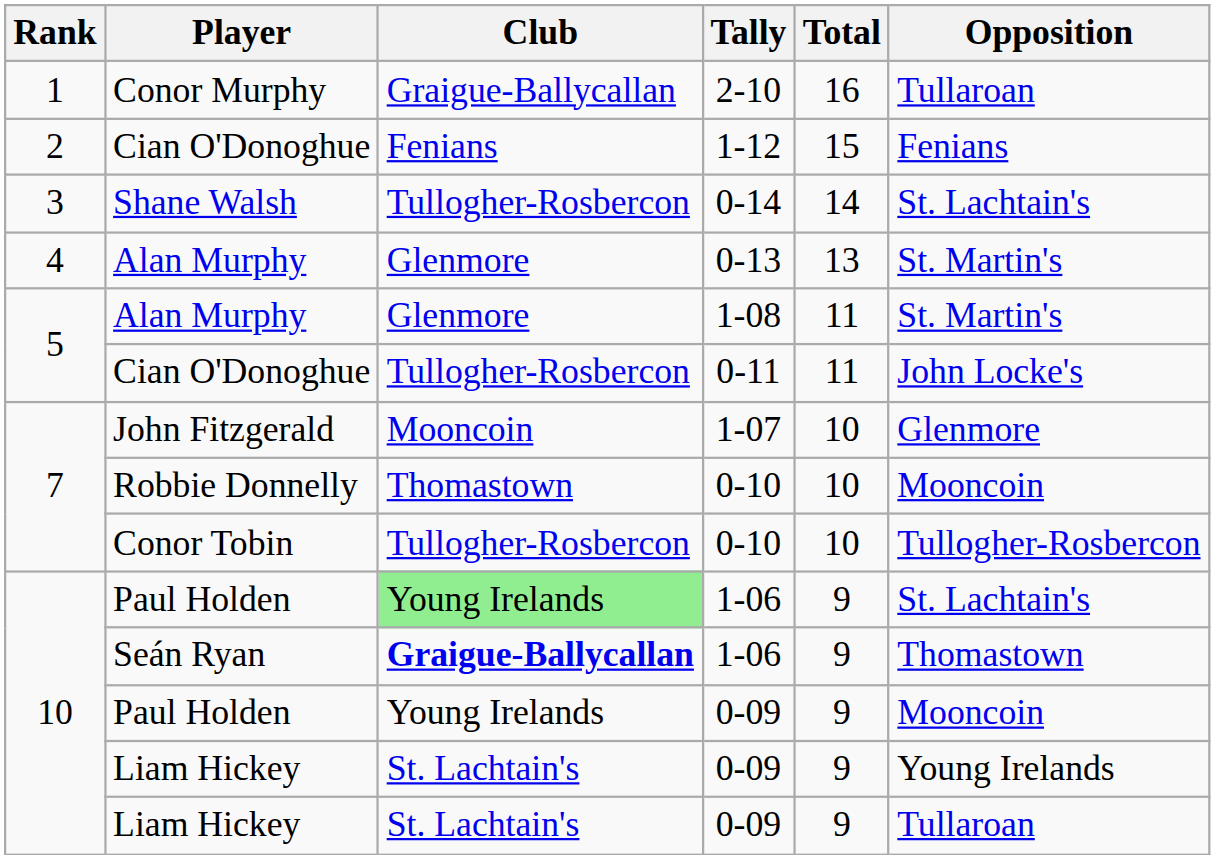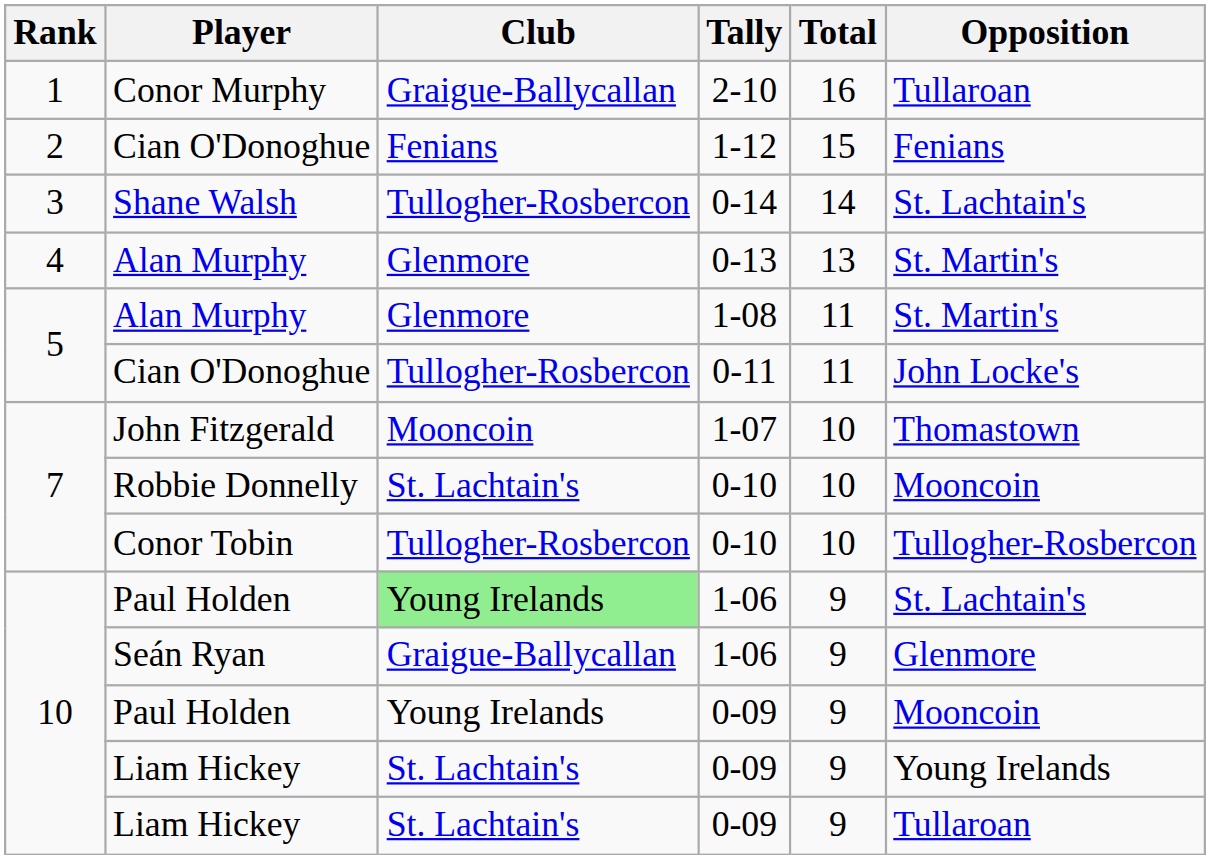(969, 428) Glenmore -> (986, 428) Thomastown
(480, 485) Thomastown -> (483, 485) St. Lachtain's
(540, 655) bold -> (531, 655) normal
(990, 655) Thomastown -> (965, 655) Glenmore
